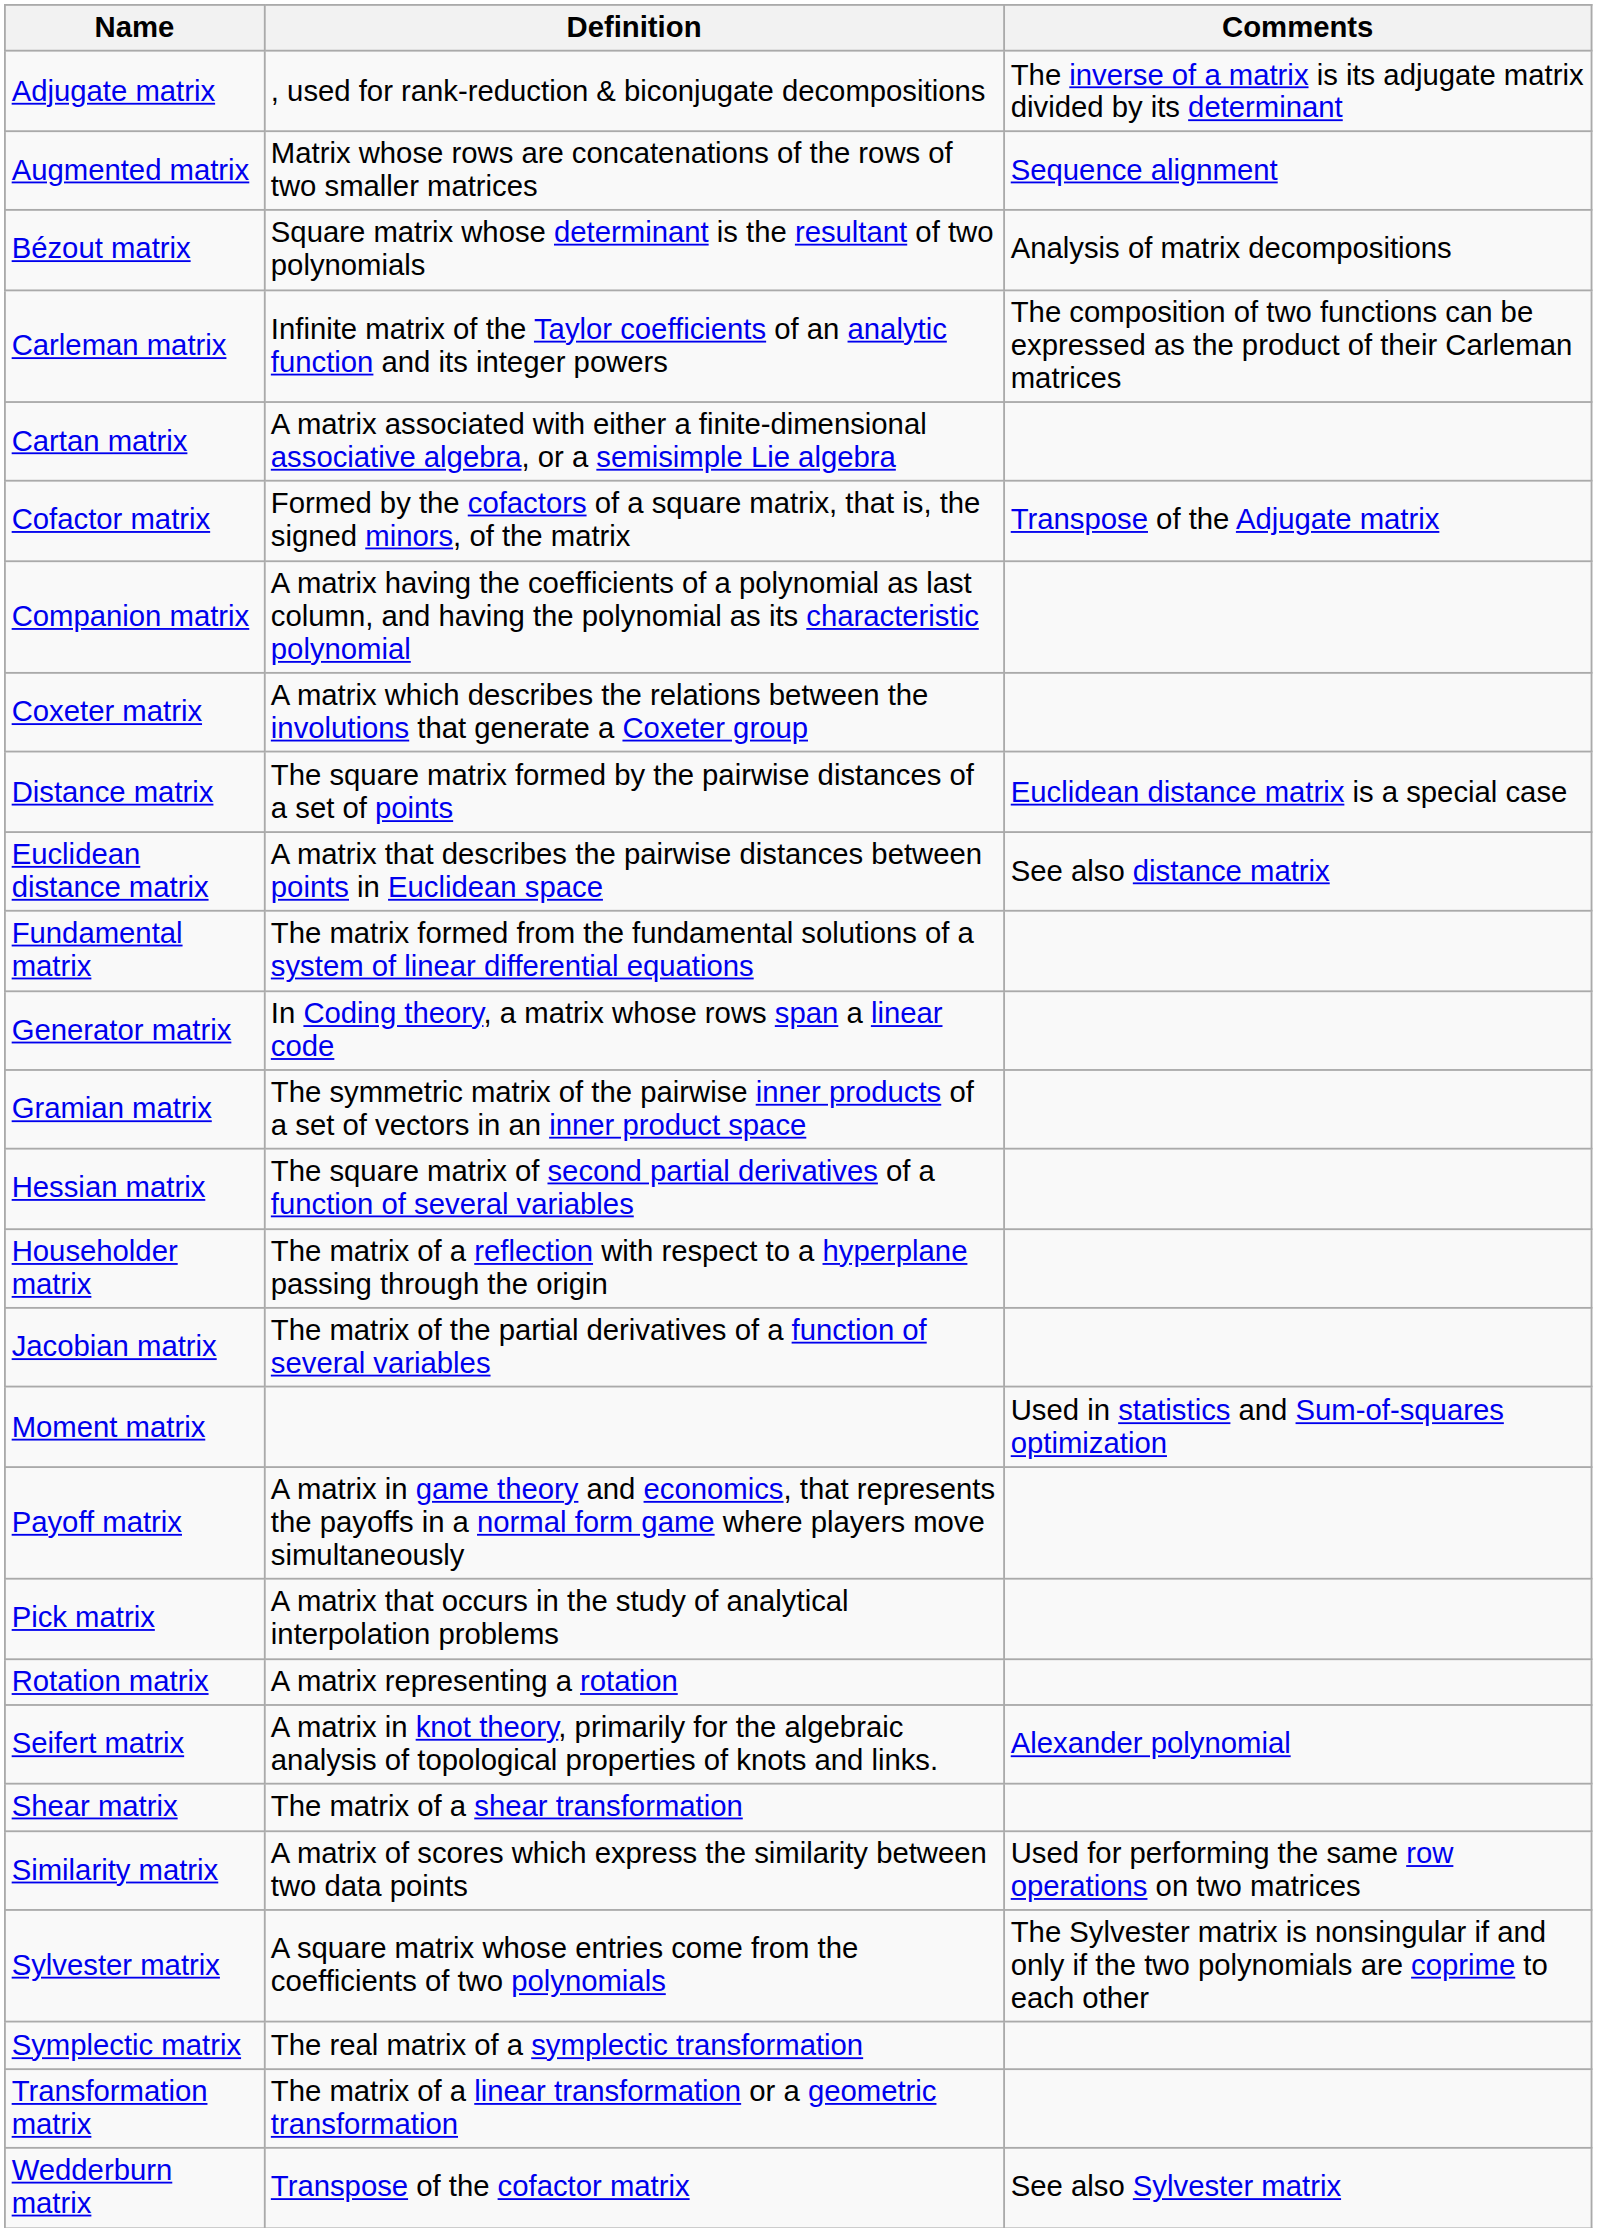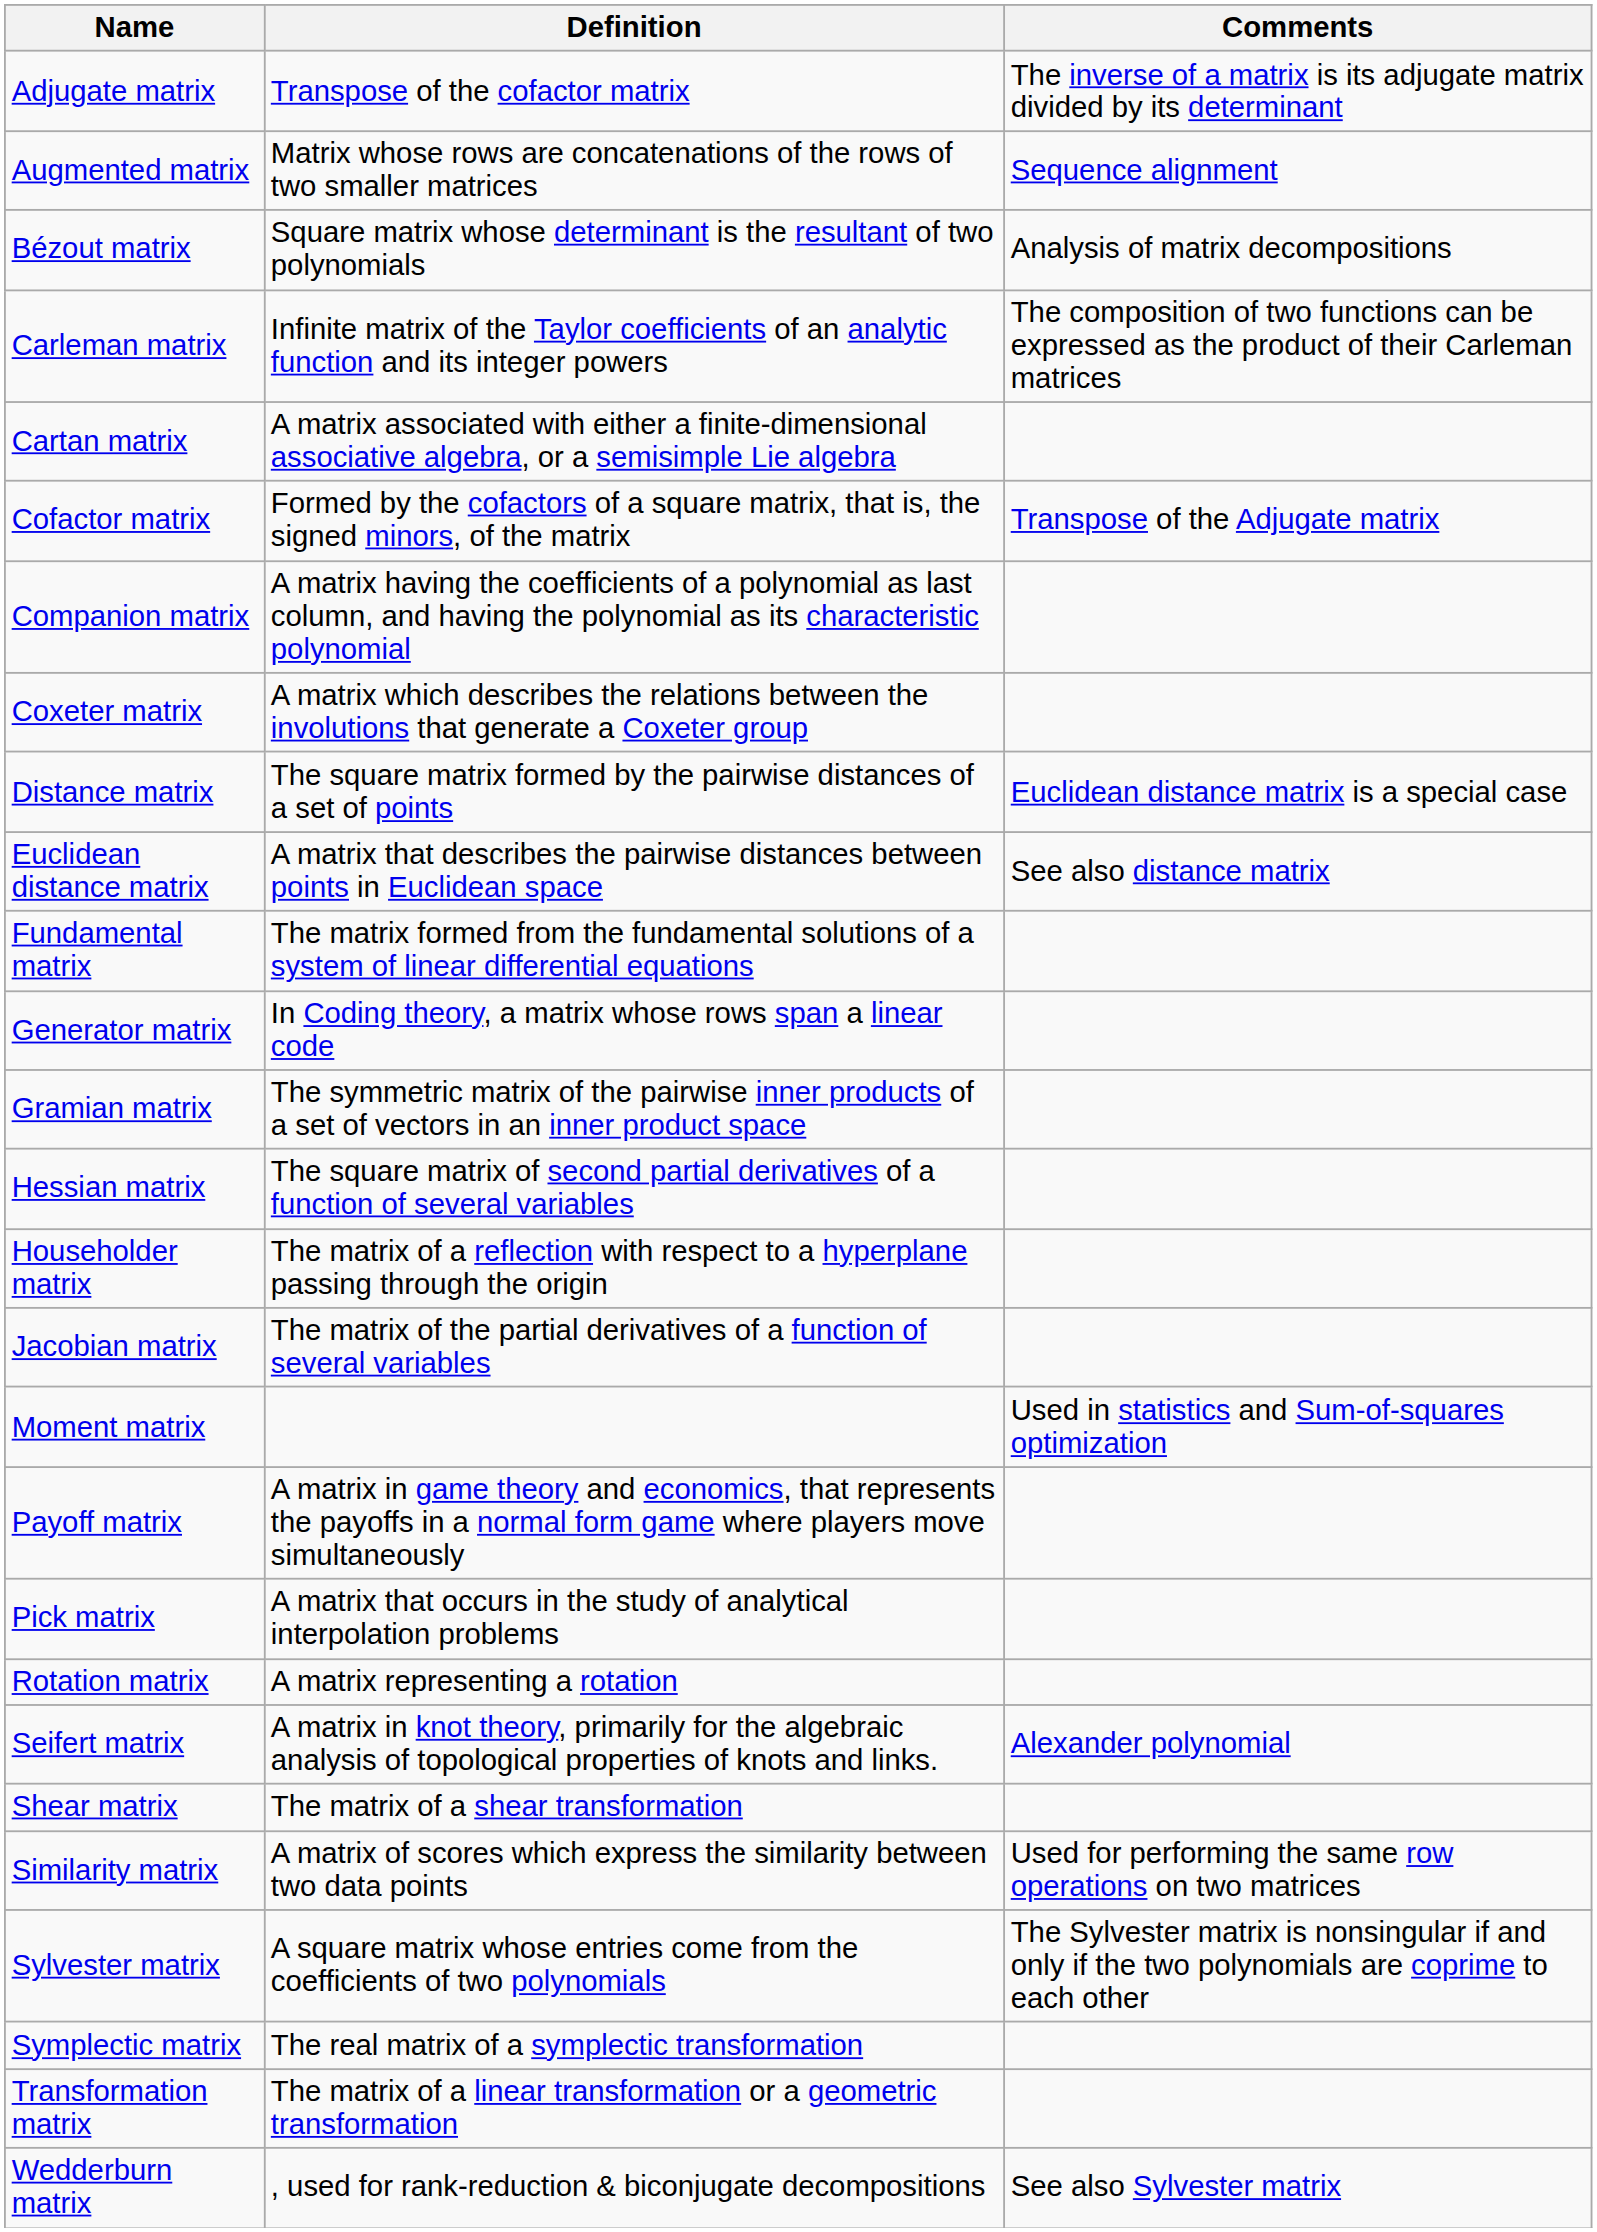(628, 90) , used for rank-reduction & biconjugate decompositions -> (480, 90) Transpose of the cofactor matrix
(480, 2187) Transpose of the cofactor matrix -> (628, 2187) , used for rank-reduction & biconjugate decompositions
